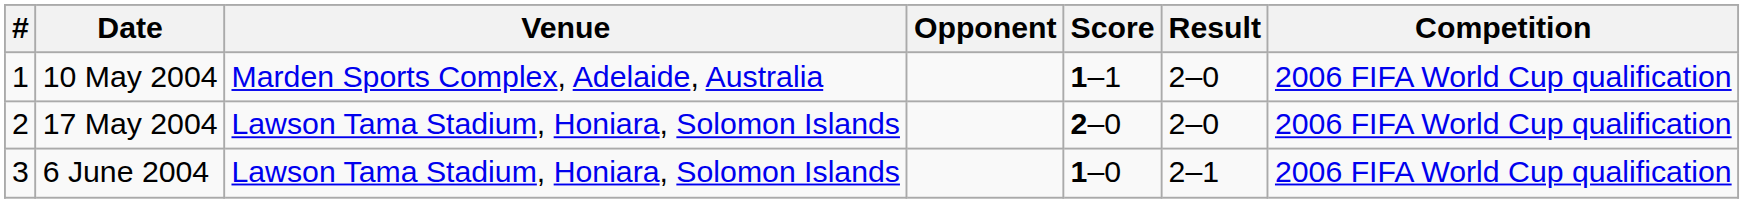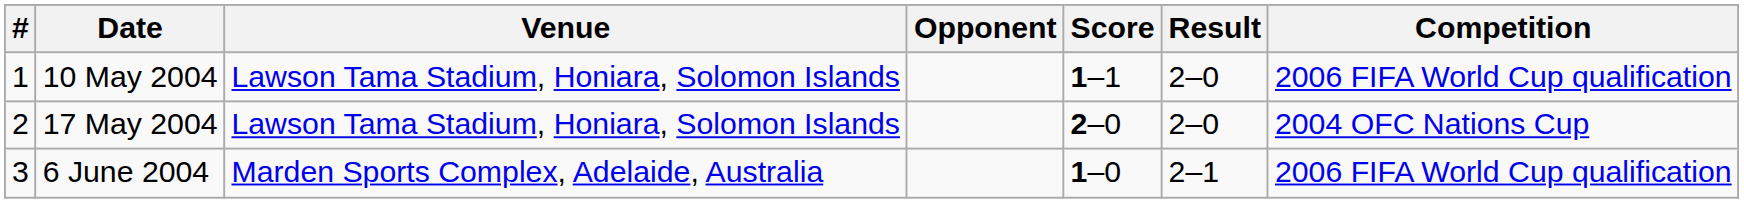(527, 76) Marden Sports Complex, Adelaide, Australia -> (566, 76) Lawson Tama Stadium, Honiara, Solomon Islands
(1503, 124) 2006 FIFA World Cup qualification -> (1432, 124) 2004 OFC Nations Cup
(566, 172) Lawson Tama Stadium, Honiara, Solomon Islands -> (527, 172) Marden Sports Complex, Adelaide, Australia
